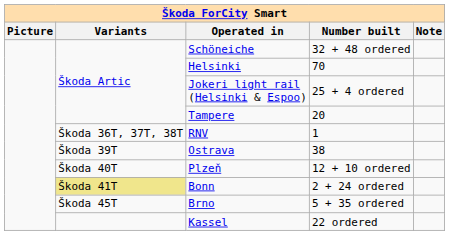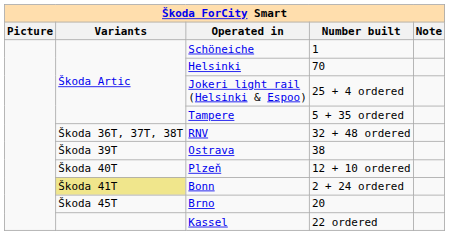(361, 49) 32 + 48 ordered -> (315, 49) 1
(319, 115) 20 -> (358, 115) 5 + 35 ordered
(315, 133) 1 -> (361, 133) 32 + 48 ordered
(358, 204) 5 + 35 ordered -> (319, 204) 20
